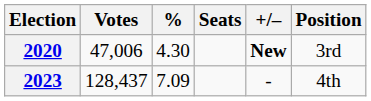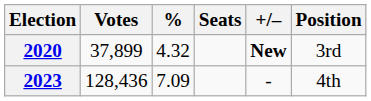(116, 50) 47,006 -> (116, 50) 37,899
(173, 50) 4.30 -> (173, 50) 4.32
(116, 80) 128,437 -> (116, 80) 128,436
